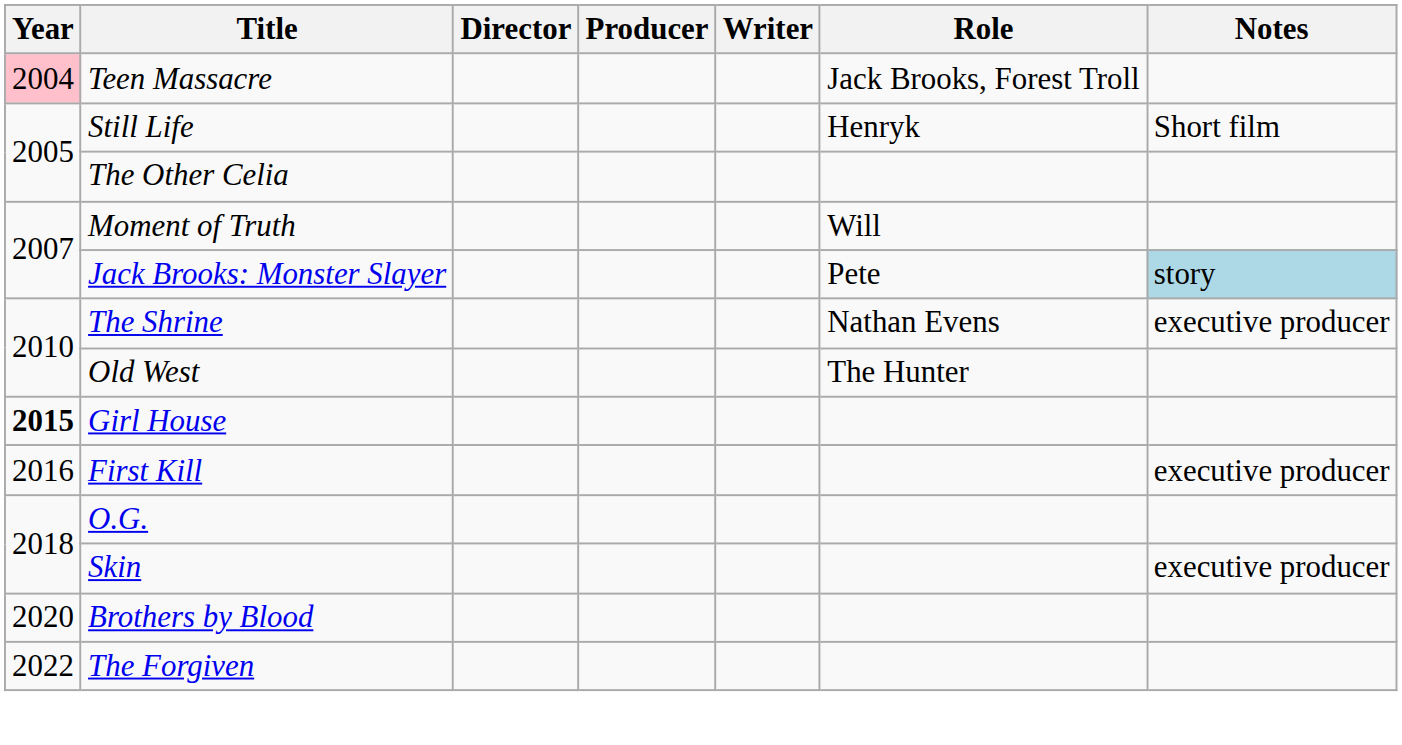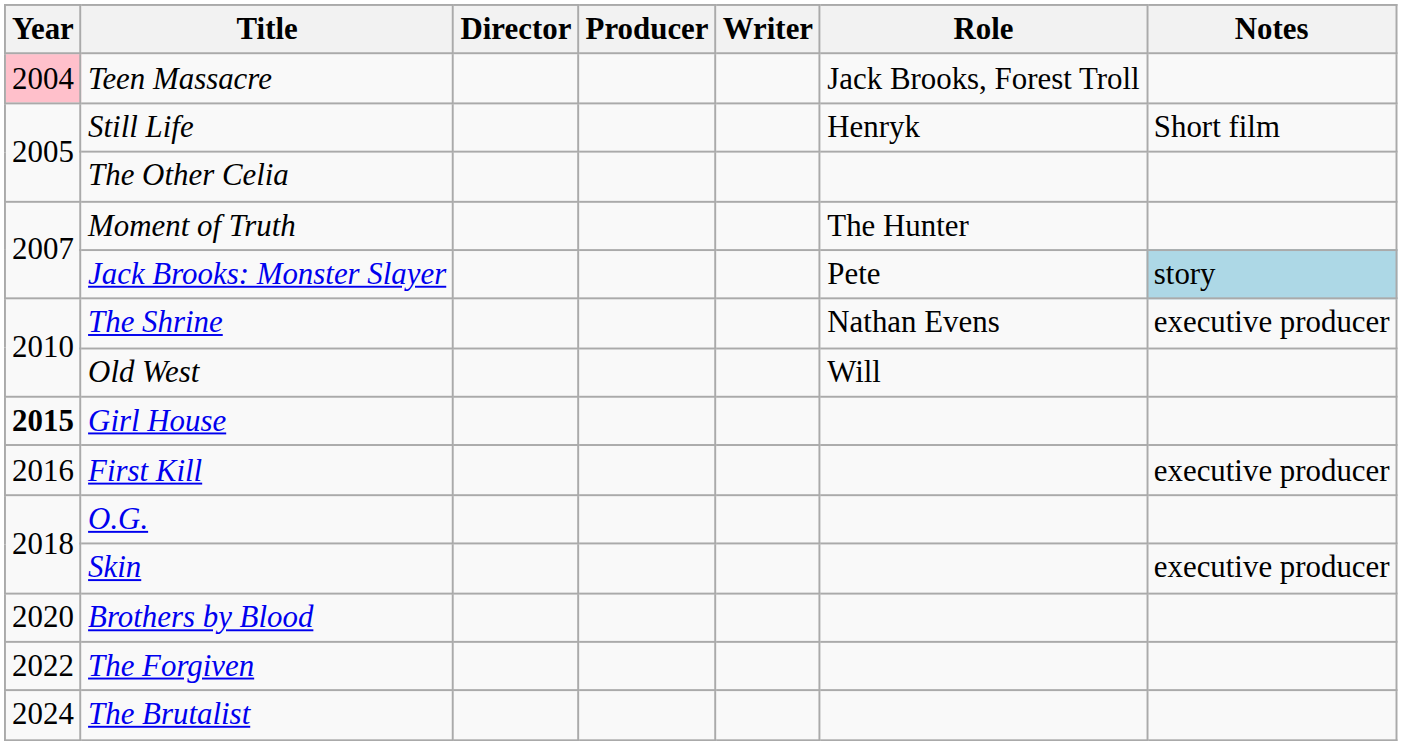(854, 224) Will -> (898, 224) The Hunter
(898, 371) The Hunter -> (854, 371) Will
+ row: (169, 714)
